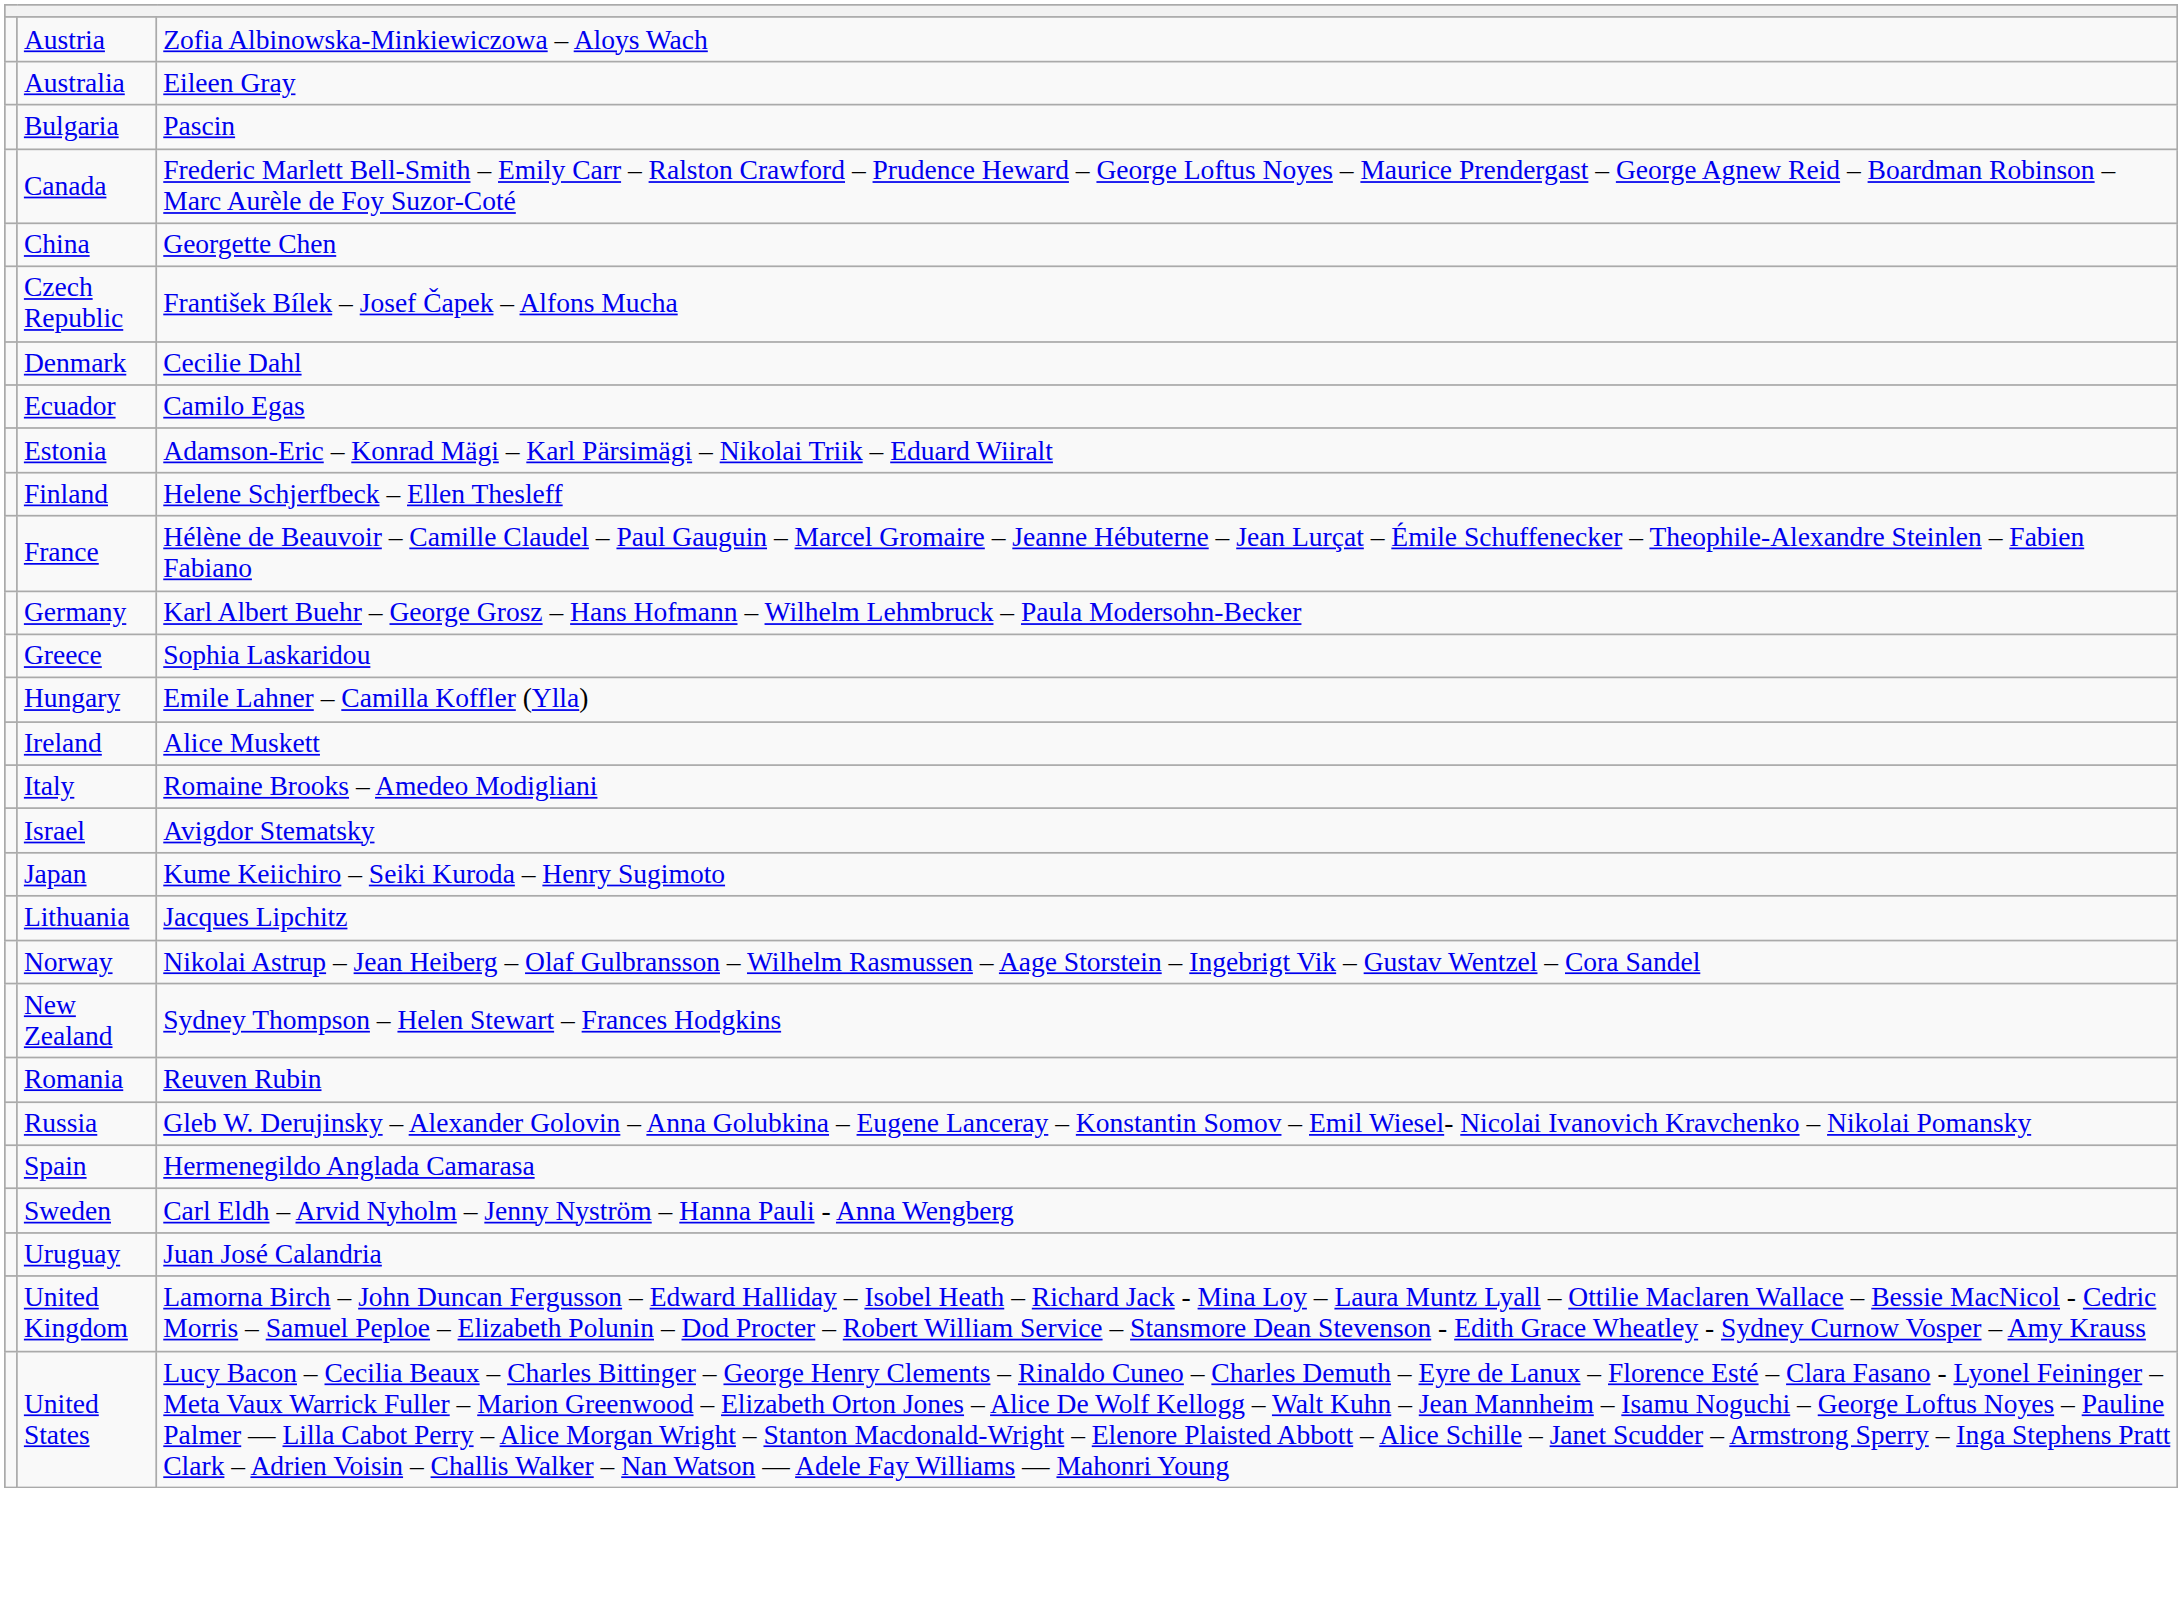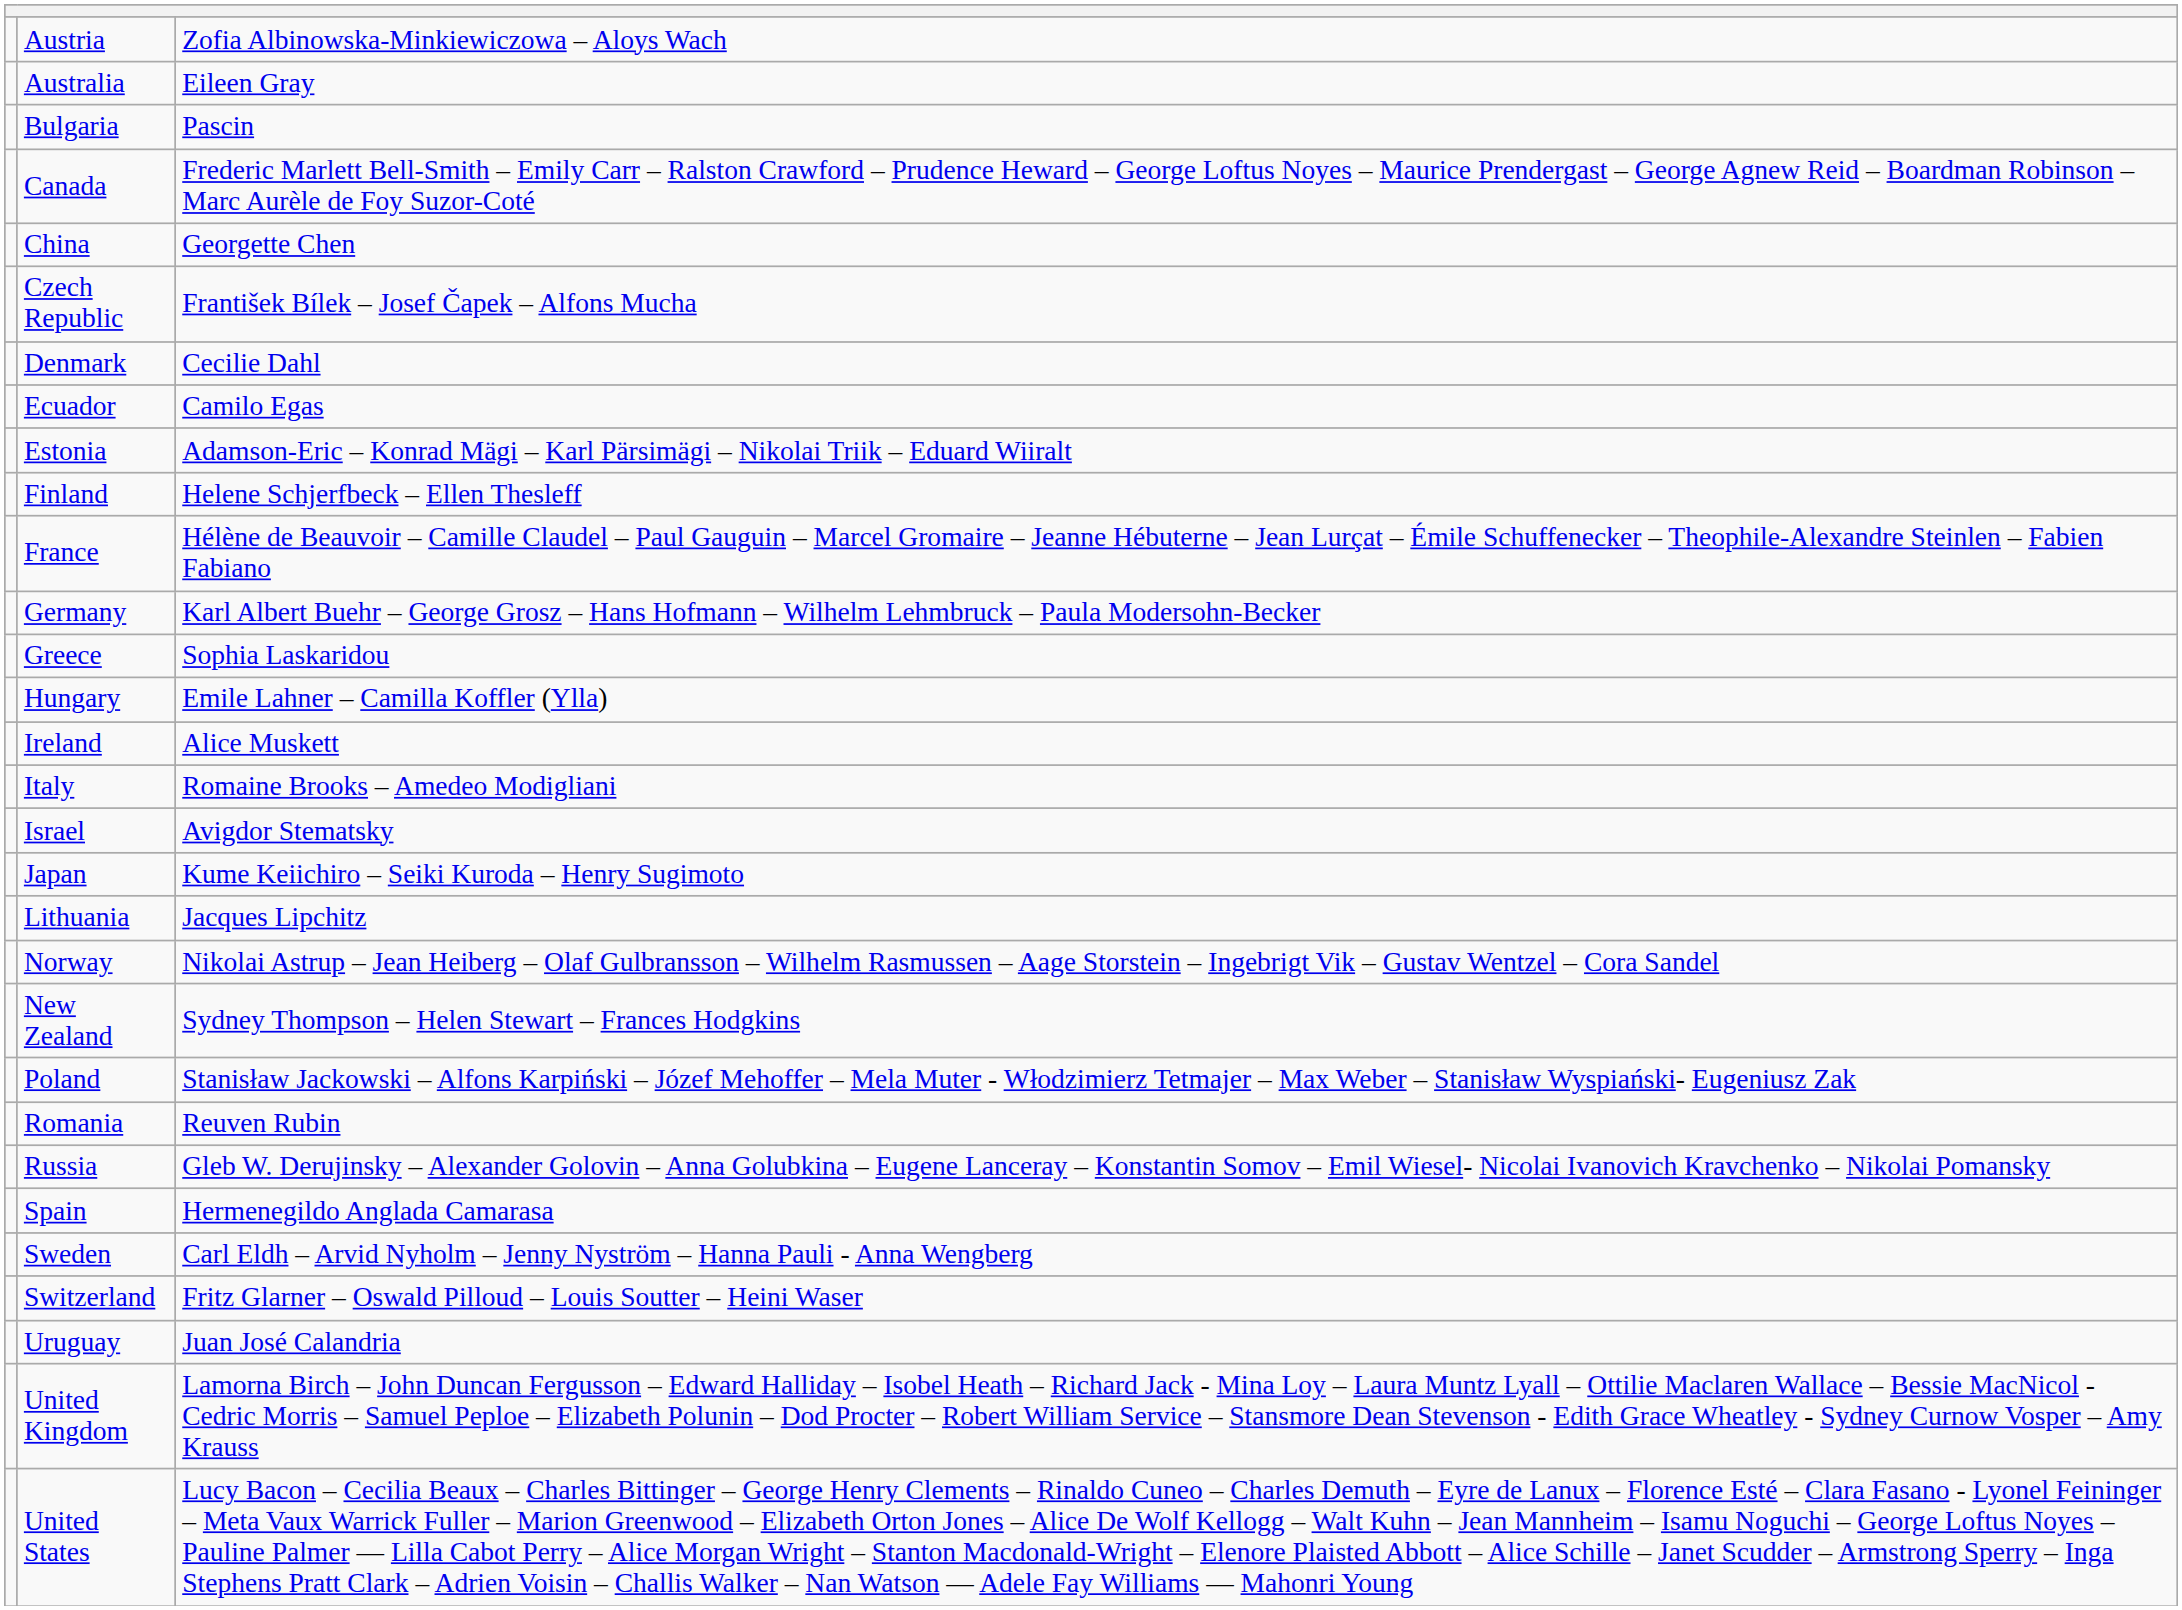+ row: (62, 1079)
+ row: (90, 1297)
